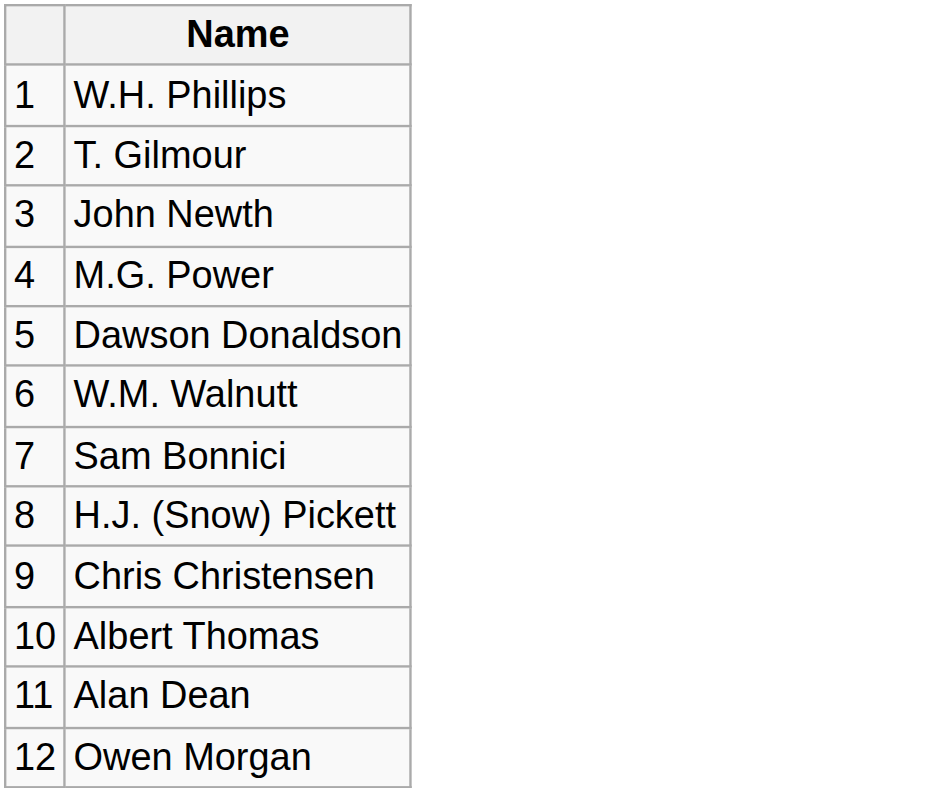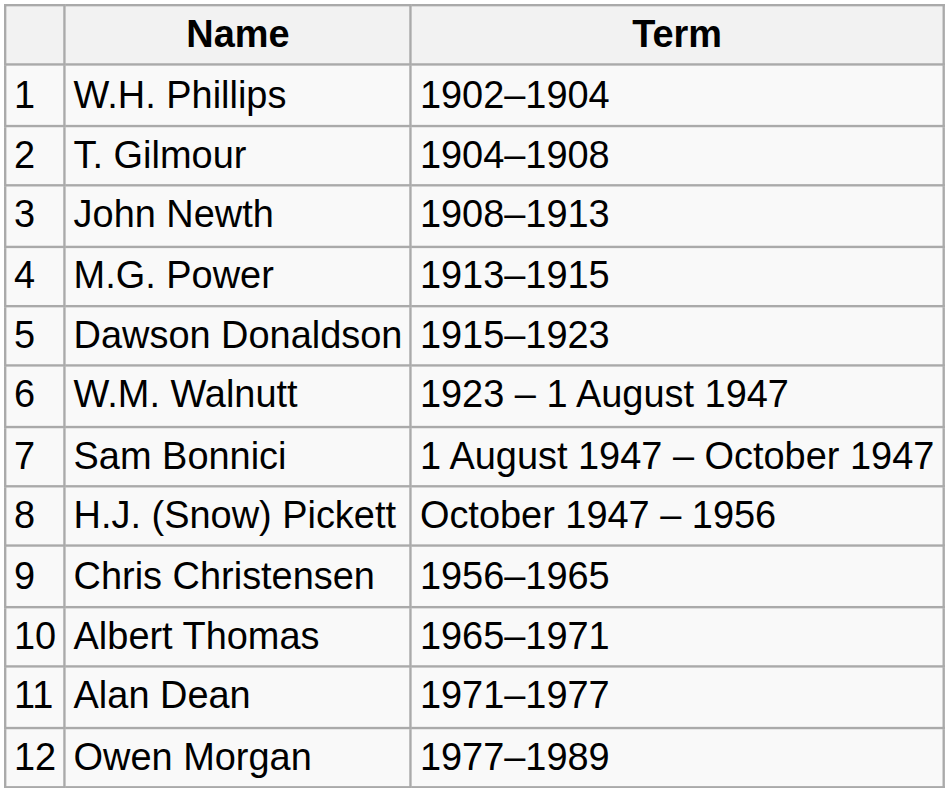+ column: (677, 34)
